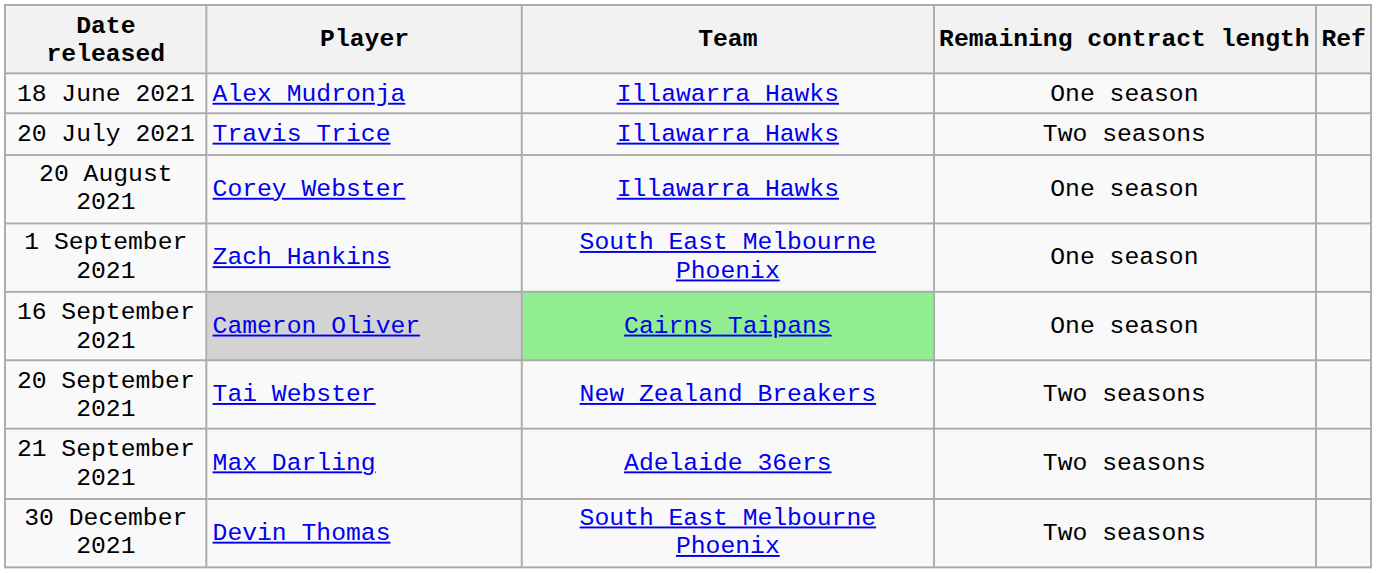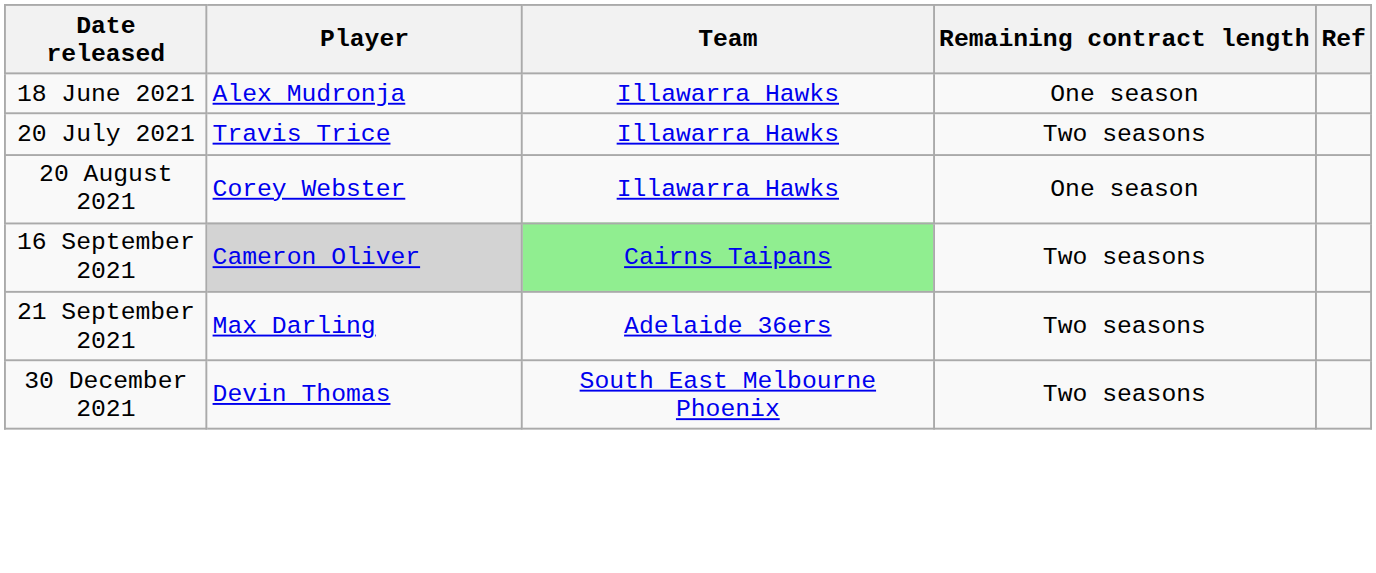- row: (106, 257)
(1124, 326) One season -> (1124, 257) Two seasons
- row: (106, 395)
